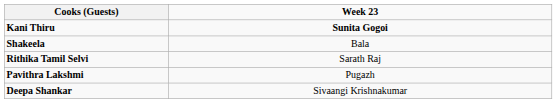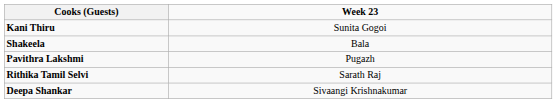(360, 28) bold -> (360, 28) normal
rows swapped: (45, 75) <-> (47, 59)
